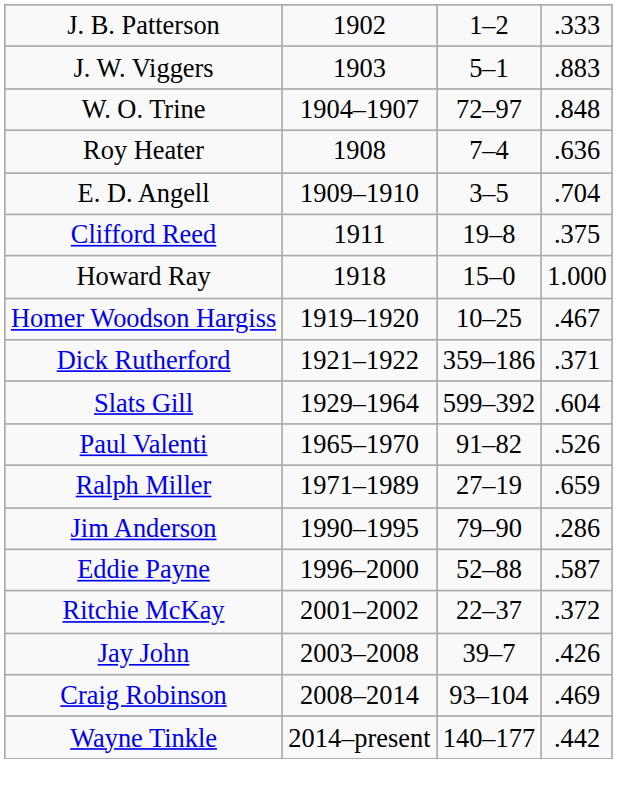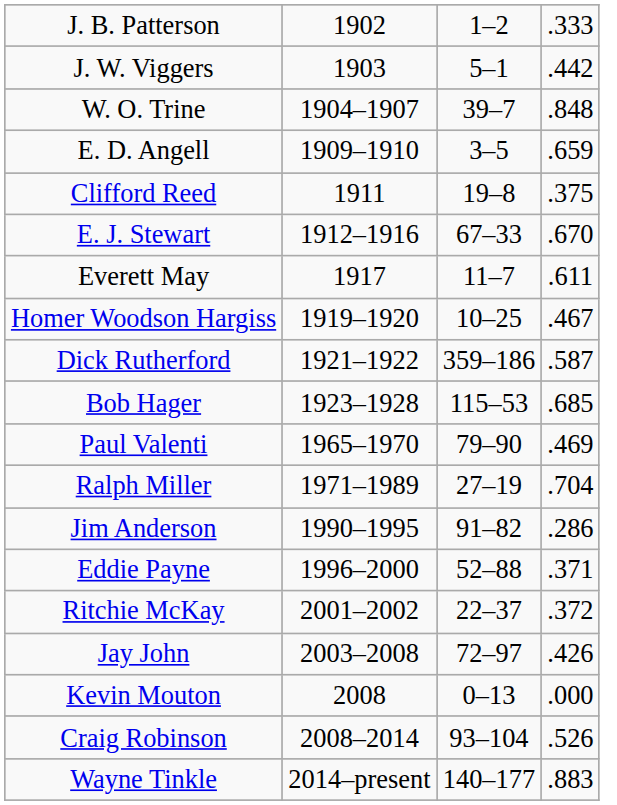(577, 67) .883 -> (570, 67) .442
(489, 109) 72–97 -> (489, 109) 39–7
- row: (144, 151)
(577, 192) .704 -> (570, 151) .659
+ row: (144, 234)
+ row: (144, 276)
- row: (144, 276)
(577, 360) .371 -> (570, 360) .587
+ row: (144, 402)
- row: (144, 402)
(489, 444) 91–82 -> (489, 444) 79–90
(577, 444) .526 -> (570, 444) .469
(577, 485) .659 -> (570, 485) .704
(489, 527) 79–90 -> (489, 527) 91–82
(577, 569) .587 -> (570, 569) .371
(489, 653) 39–7 -> (489, 653) 72–97
+ row: (144, 695)
(577, 695) .469 -> (570, 737) .526
(577, 737) .442 -> (570, 779) .883
